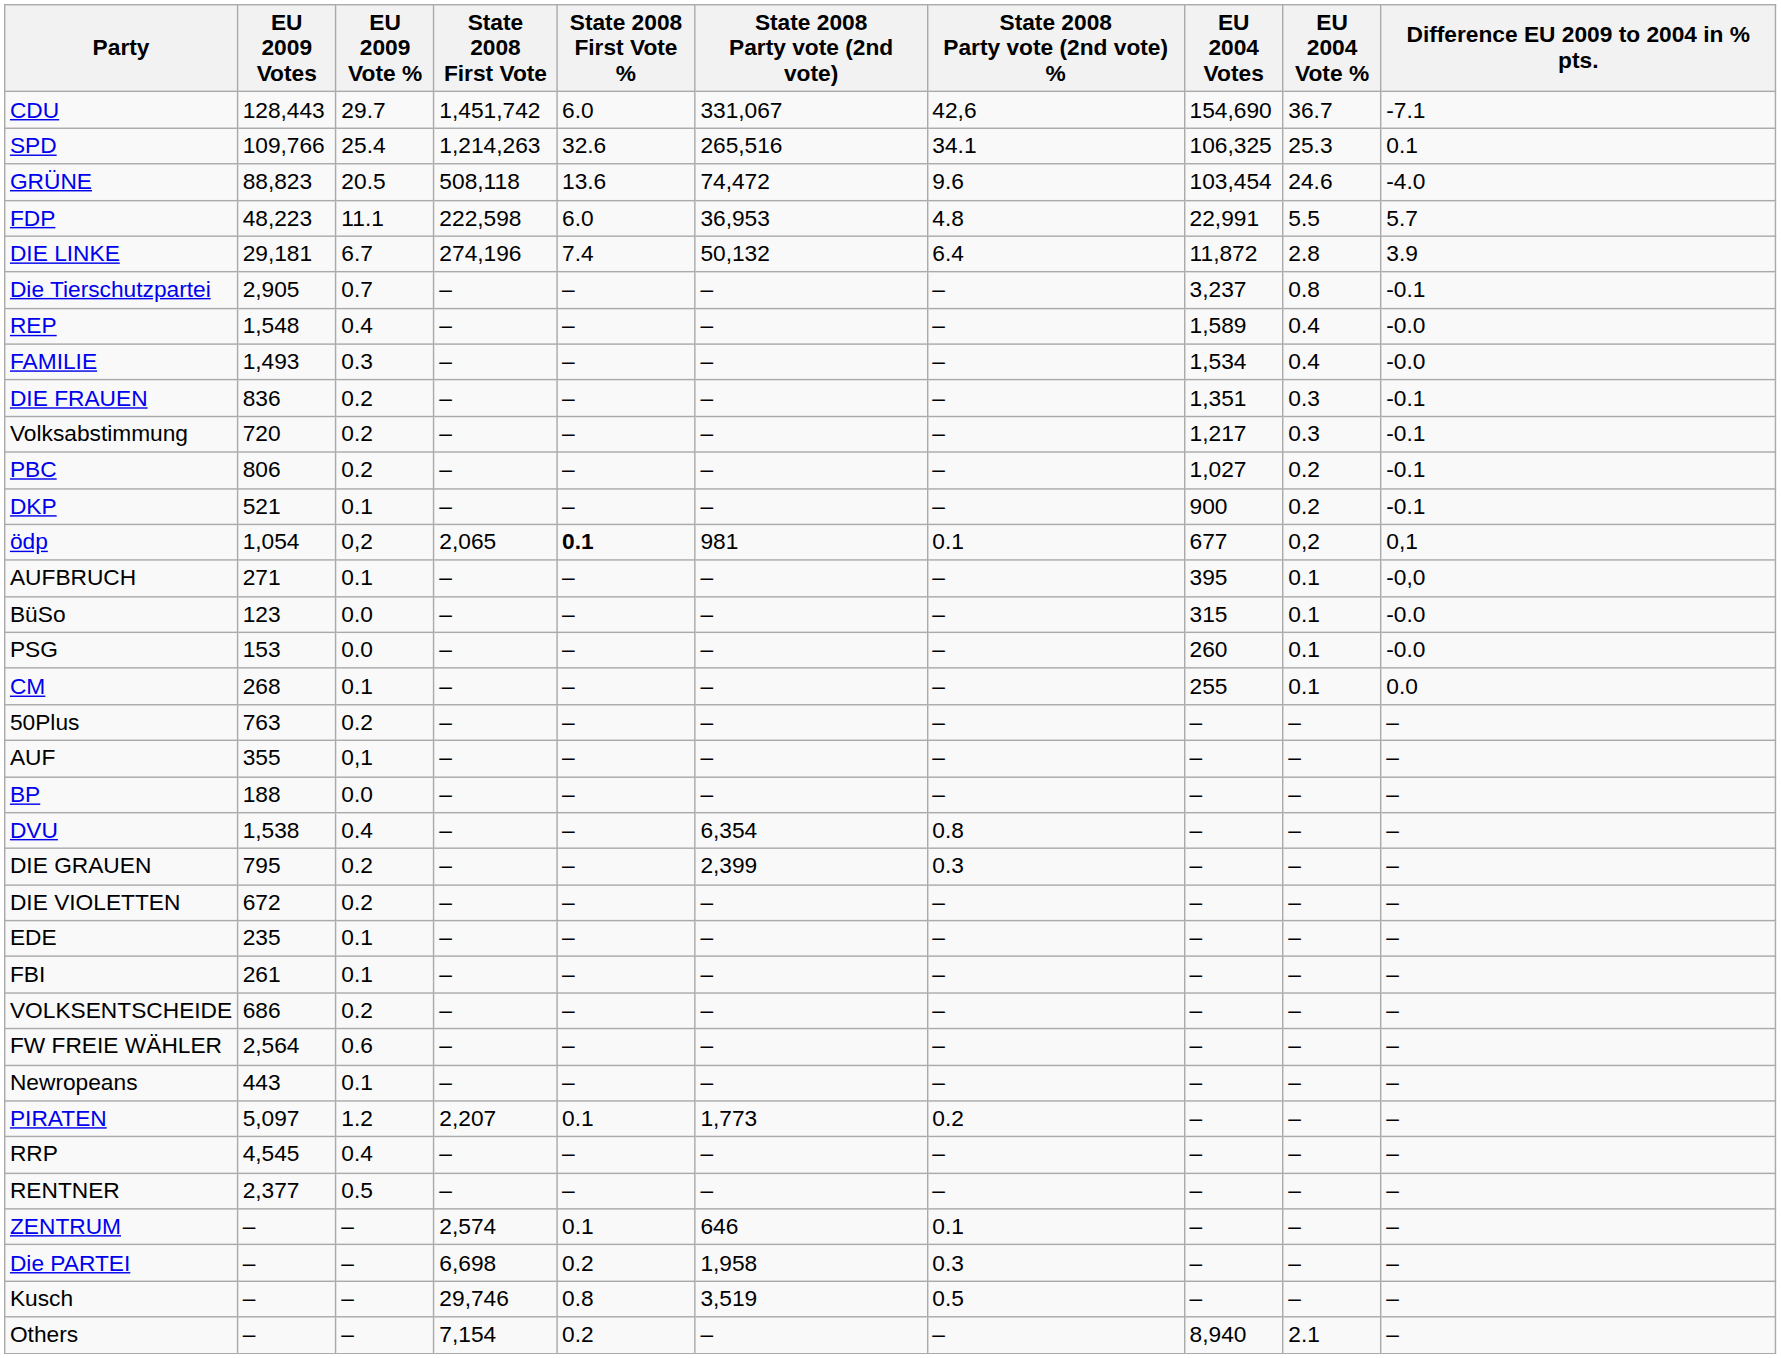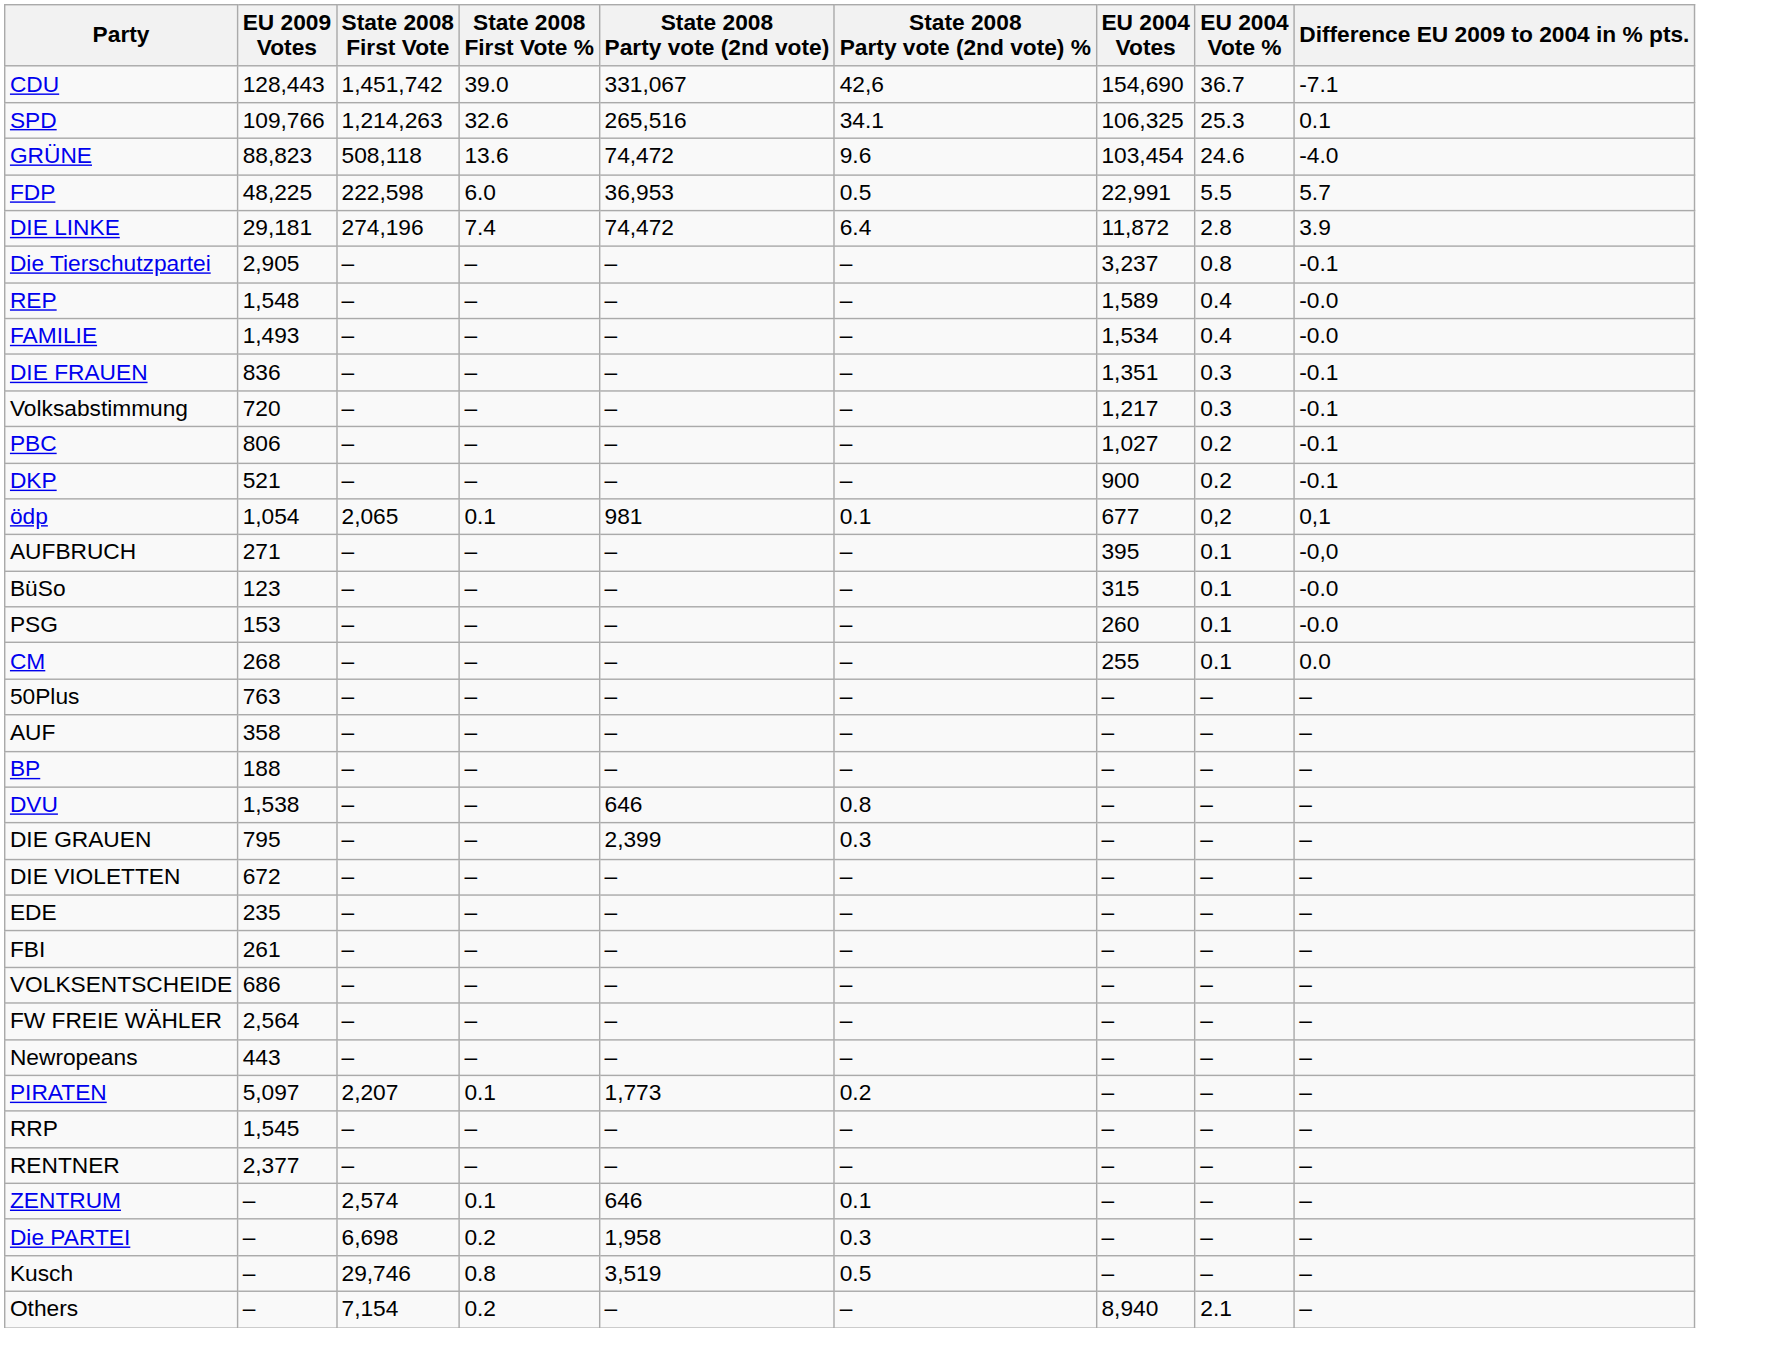- column: (385, 48)
(578, 109) 6.0 -> (487, 84) 39.0
(277, 217) 48,223 -> (277, 192) 48,225
(948, 217) 4.8 -> (856, 192) 0.5
(735, 253) 50,132 -> (639, 228) 74,472
(578, 542) bold -> (480, 516) normal
(262, 758) 355 -> (262, 732) 358
(729, 830) 6,354 -> (623, 804) 646
(271, 1154) 4,545 -> (271, 1129) 1,545
